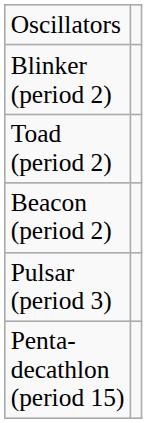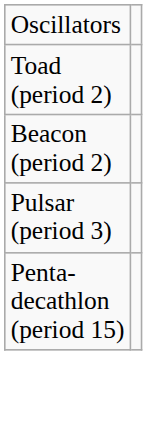- row: (61, 79)
